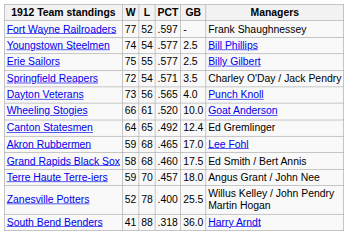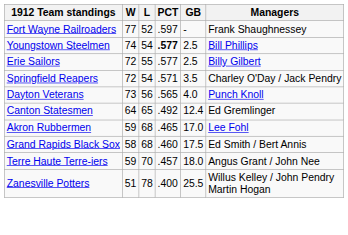(168, 45) normal -> (168, 45) bold
(131, 62) 75 -> (131, 62) 72
- row: (47, 111)
(131, 200) 52 -> (131, 183) 51
- row: (55, 222)
